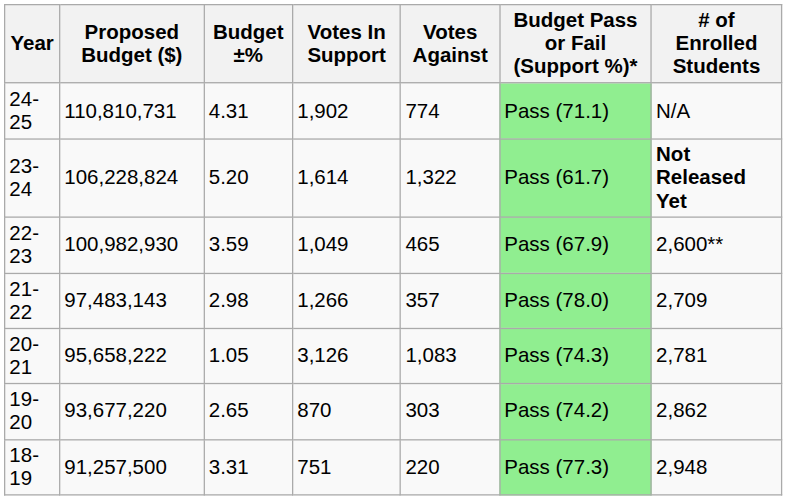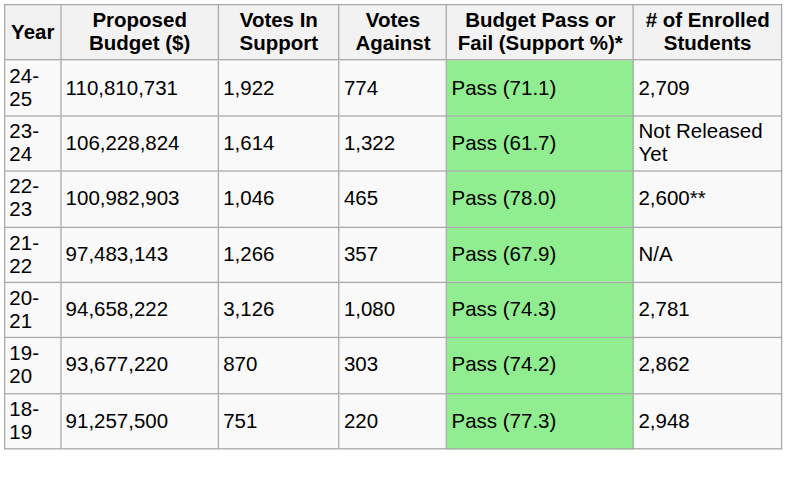- column: (248, 43)
(323, 110) 1,902 -> (249, 87) 1,922
(673, 110) N/A -> (664, 87) 2,709
(701, 177) bold -> (701, 143) normal
(121, 244) 100,982,930 -> (123, 198) 100,982,903
(323, 244) 1,049 -> (249, 198) 1,046
(557, 244) Pass (67.9) -> (504, 198) Pass (78.0)
(557, 300) Pass (78.0) -> (504, 254) Pass (67.9)
(682, 300) 2,709 -> (656, 254) N/A
(116, 355) 95,658,222 -> (117, 309) 94,658,222
(431, 355) 1,083 -> (370, 309) 1,080
